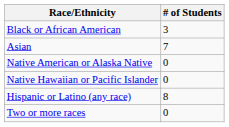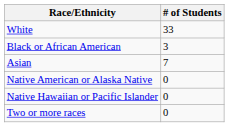+ row: (20, 29)
- row: (69, 96)
